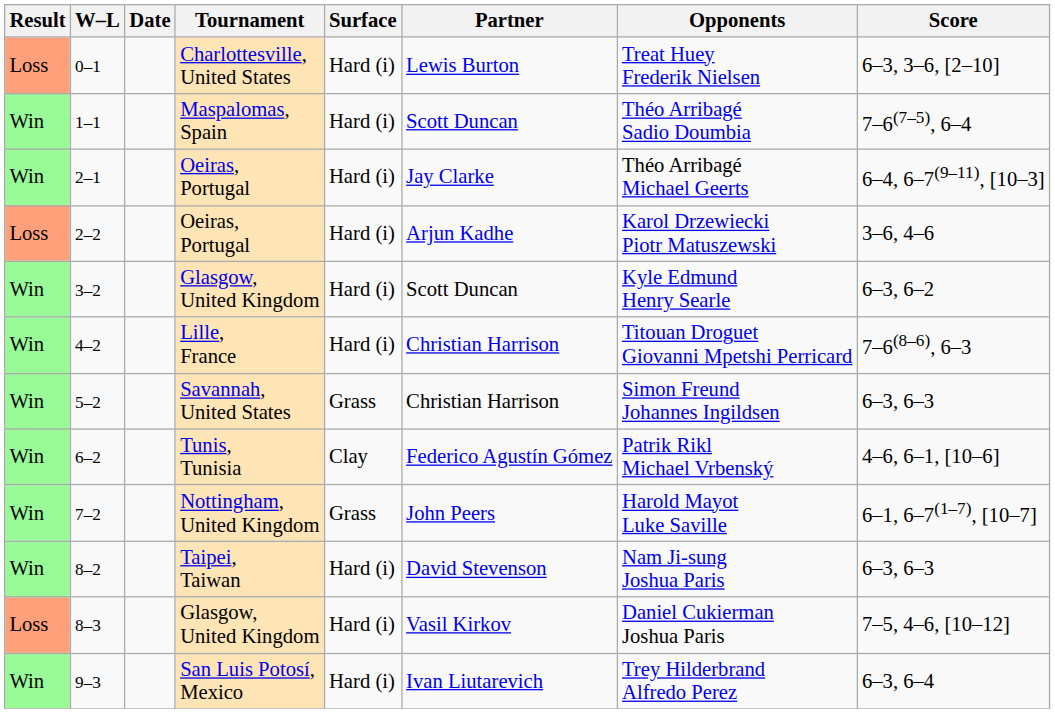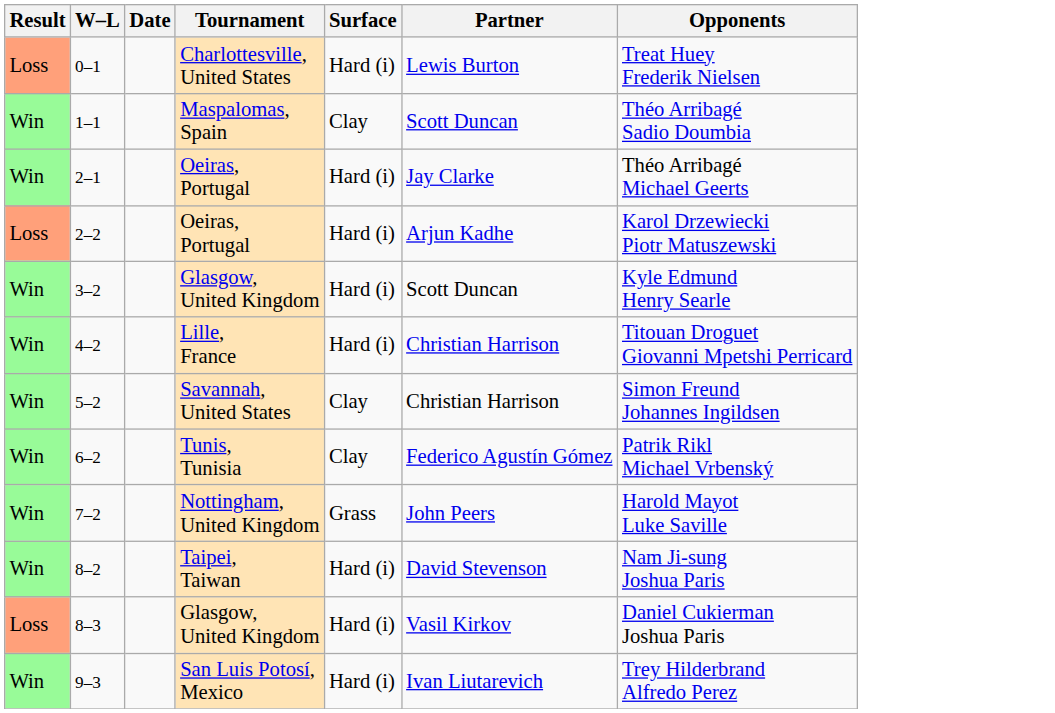- column: (953, 20)
(362, 121) Hard (i) -> (348, 121) Clay
(352, 400) Grass -> (348, 400) Clay
